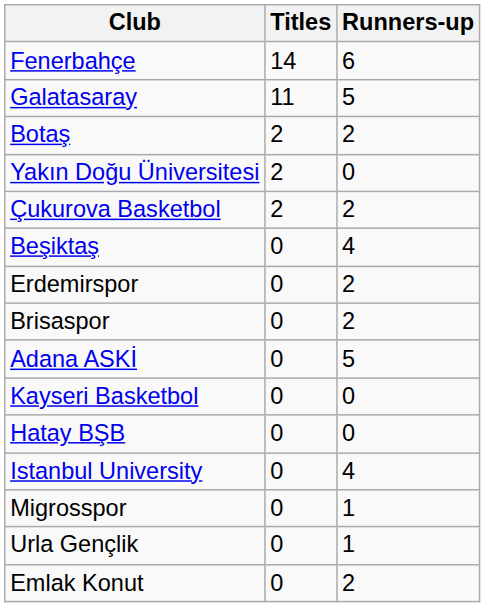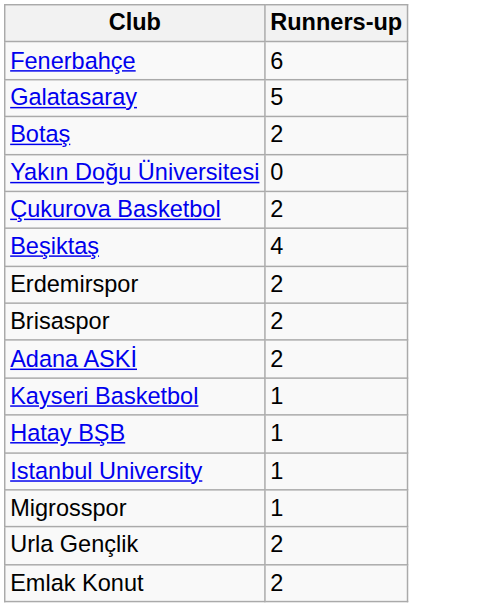- column: (301, 23)
(349, 358) 5 -> (277, 358) 2
(349, 396) 0 -> (277, 396) 1
(349, 433) 0 -> (277, 433) 1
(349, 470) 4 -> (277, 470) 1
(349, 545) 1 -> (277, 545) 2
